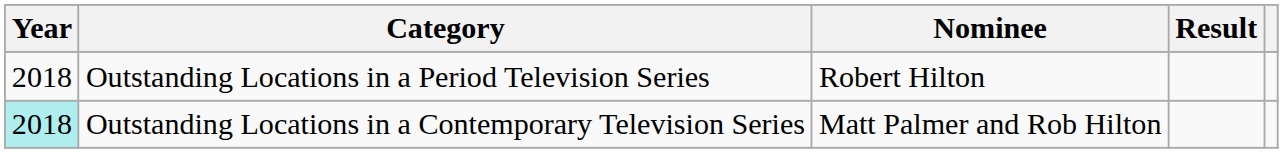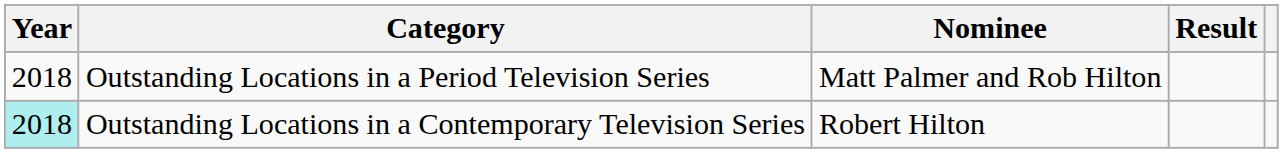(902, 76) Robert Hilton -> (990, 76) Matt Palmer and Rob Hilton
(990, 123) Matt Palmer and Rob Hilton -> (902, 123) Robert Hilton
